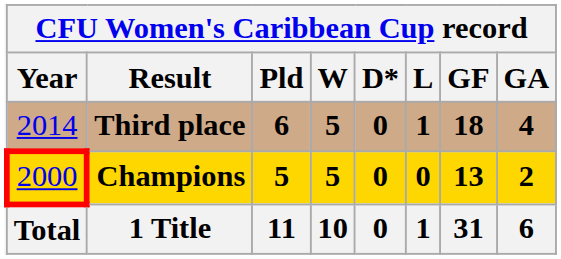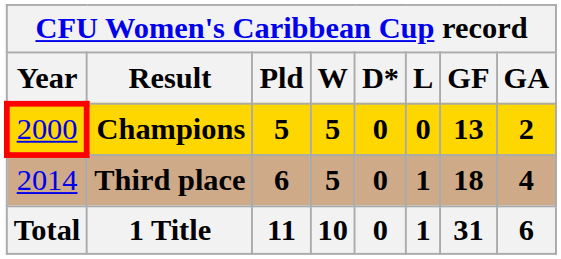rows swapped: (171, 177) <-> (170, 125)
